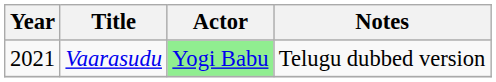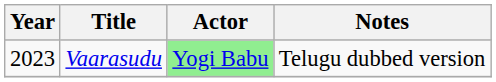(32, 58) 2021 -> (32, 58) 2023
